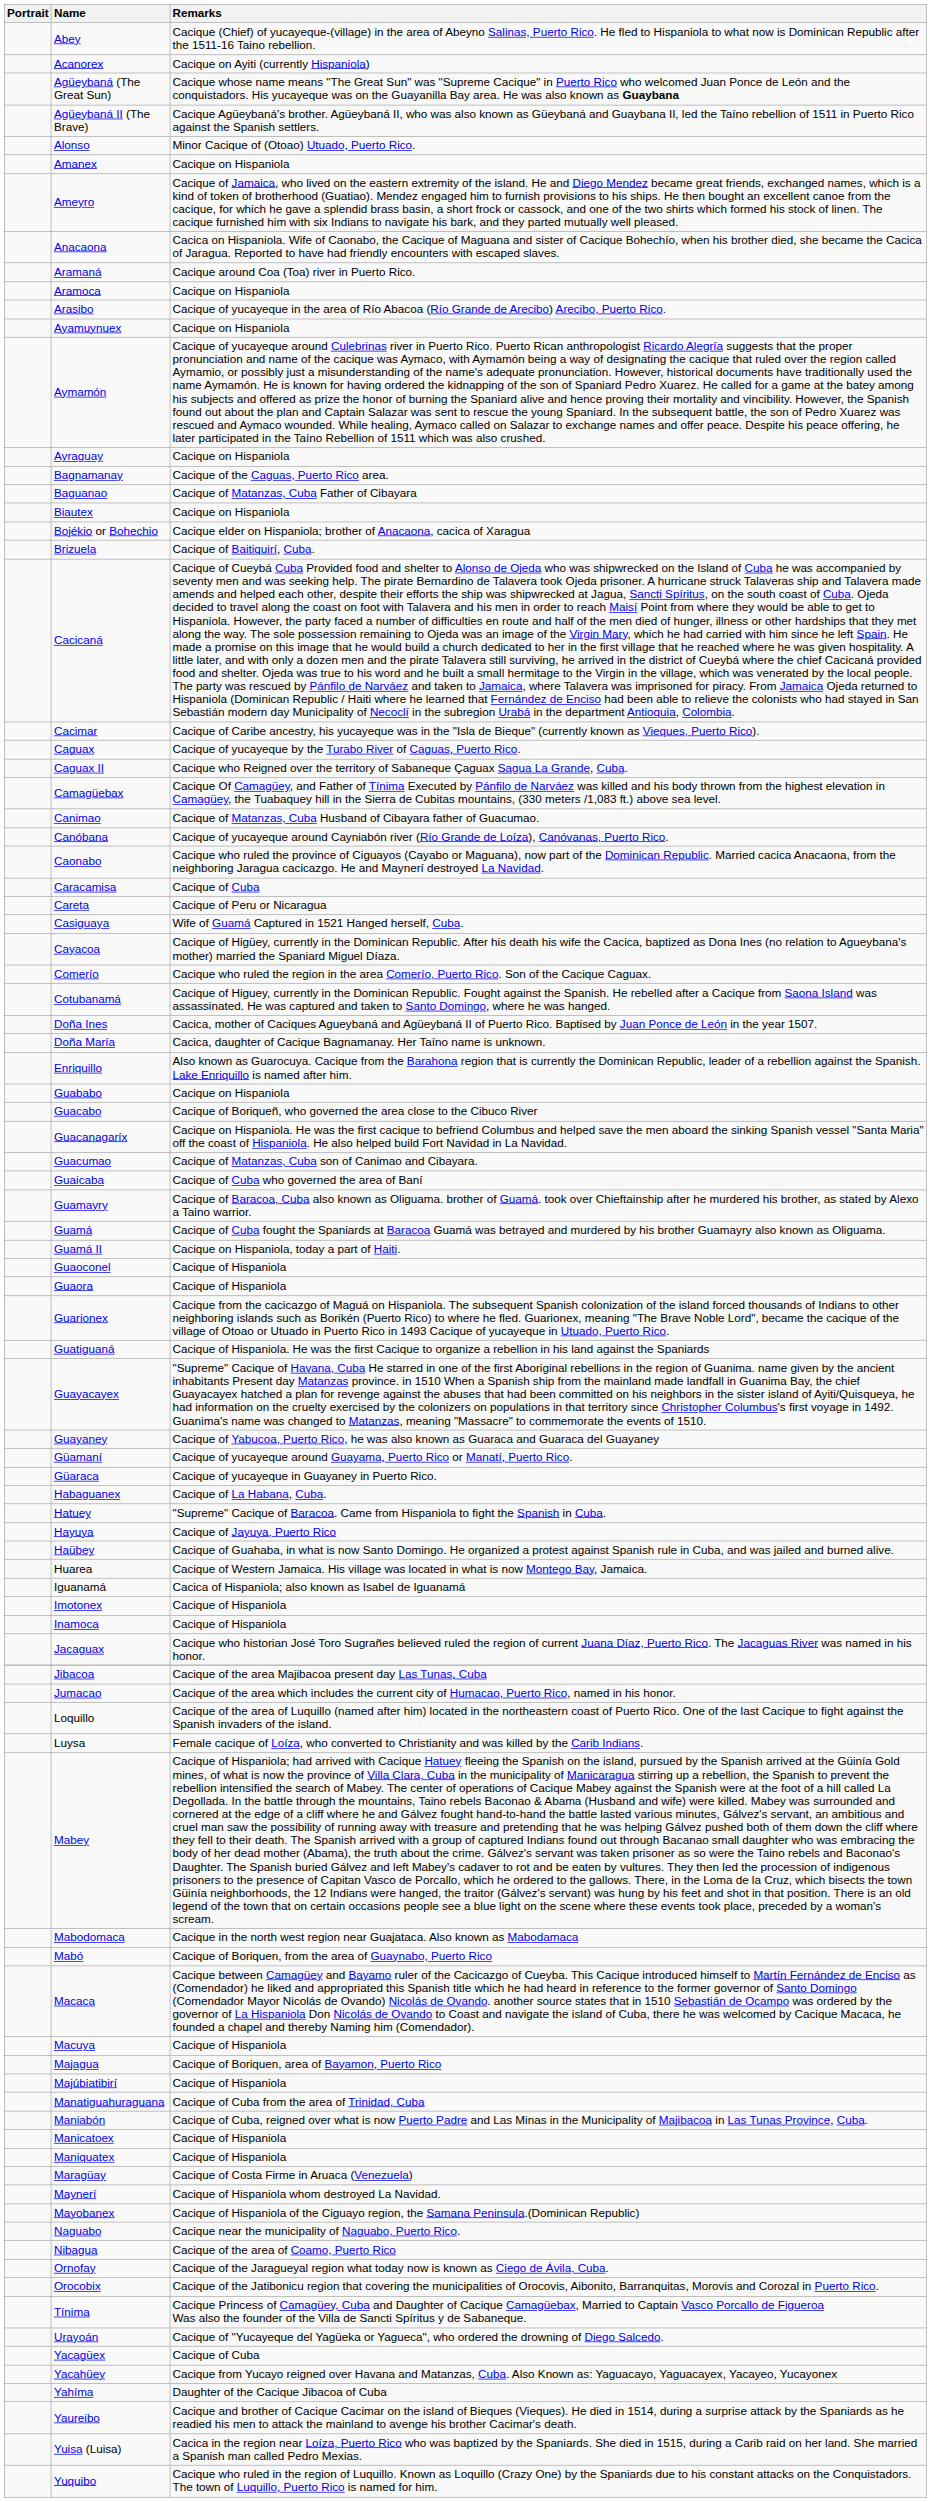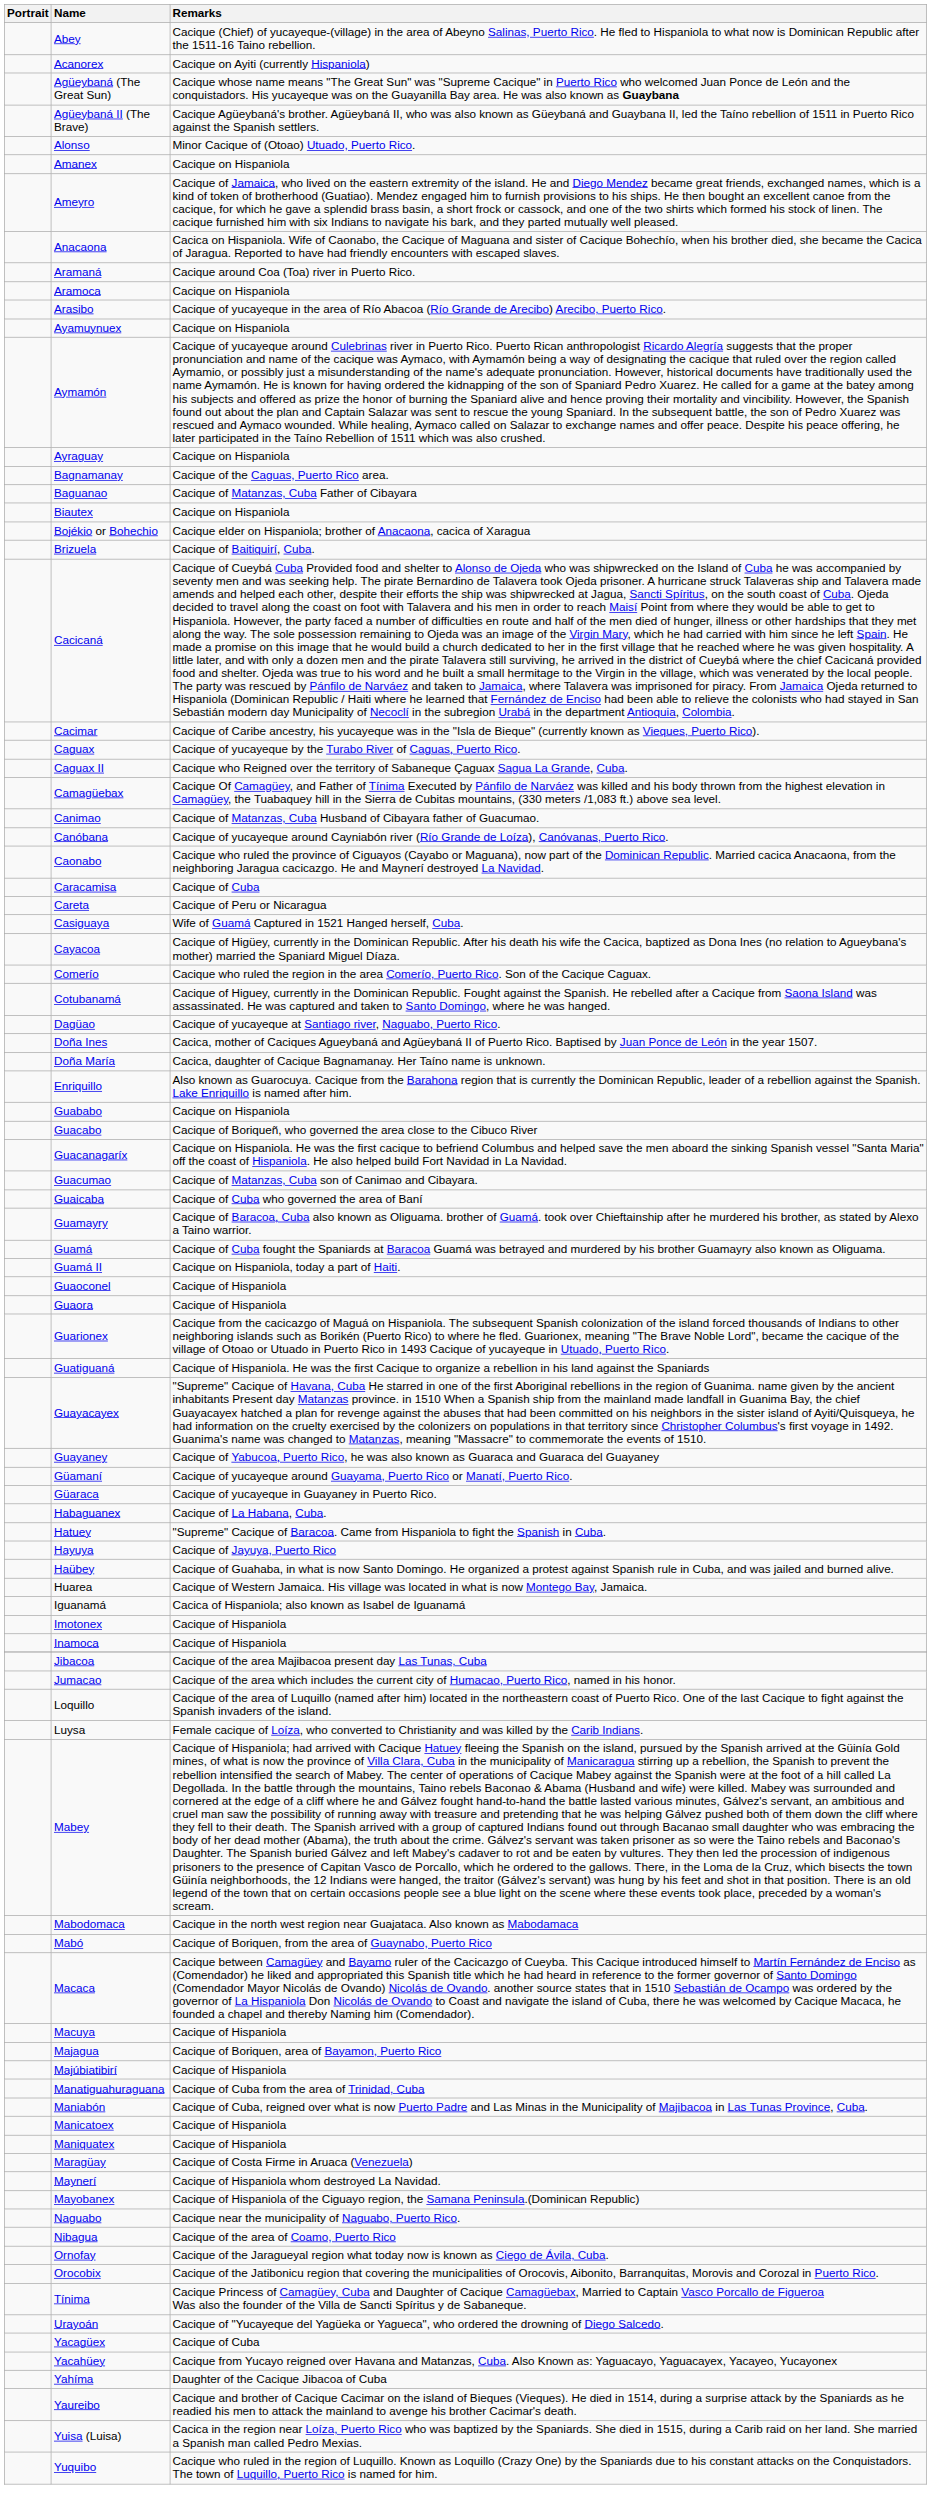+ row: (74, 1024)
- row: (79, 1649)
